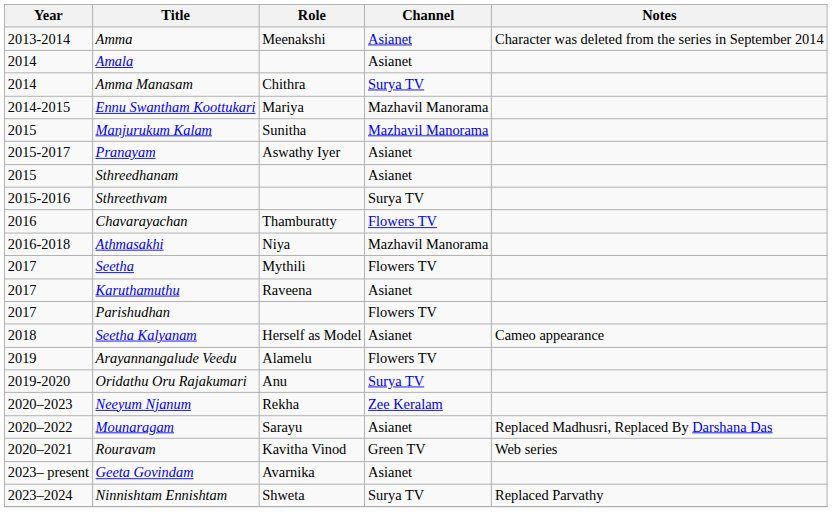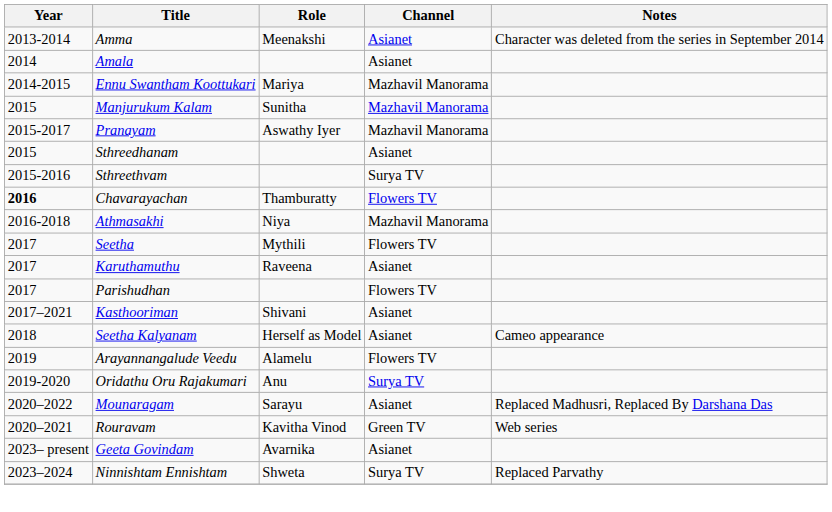- row: (144, 84)
(390, 152) Asianet -> (428, 130) Mazhavil Manorama
(22, 221) normal -> (22, 198) bold
+ row: (137, 312)
- row: (143, 404)
